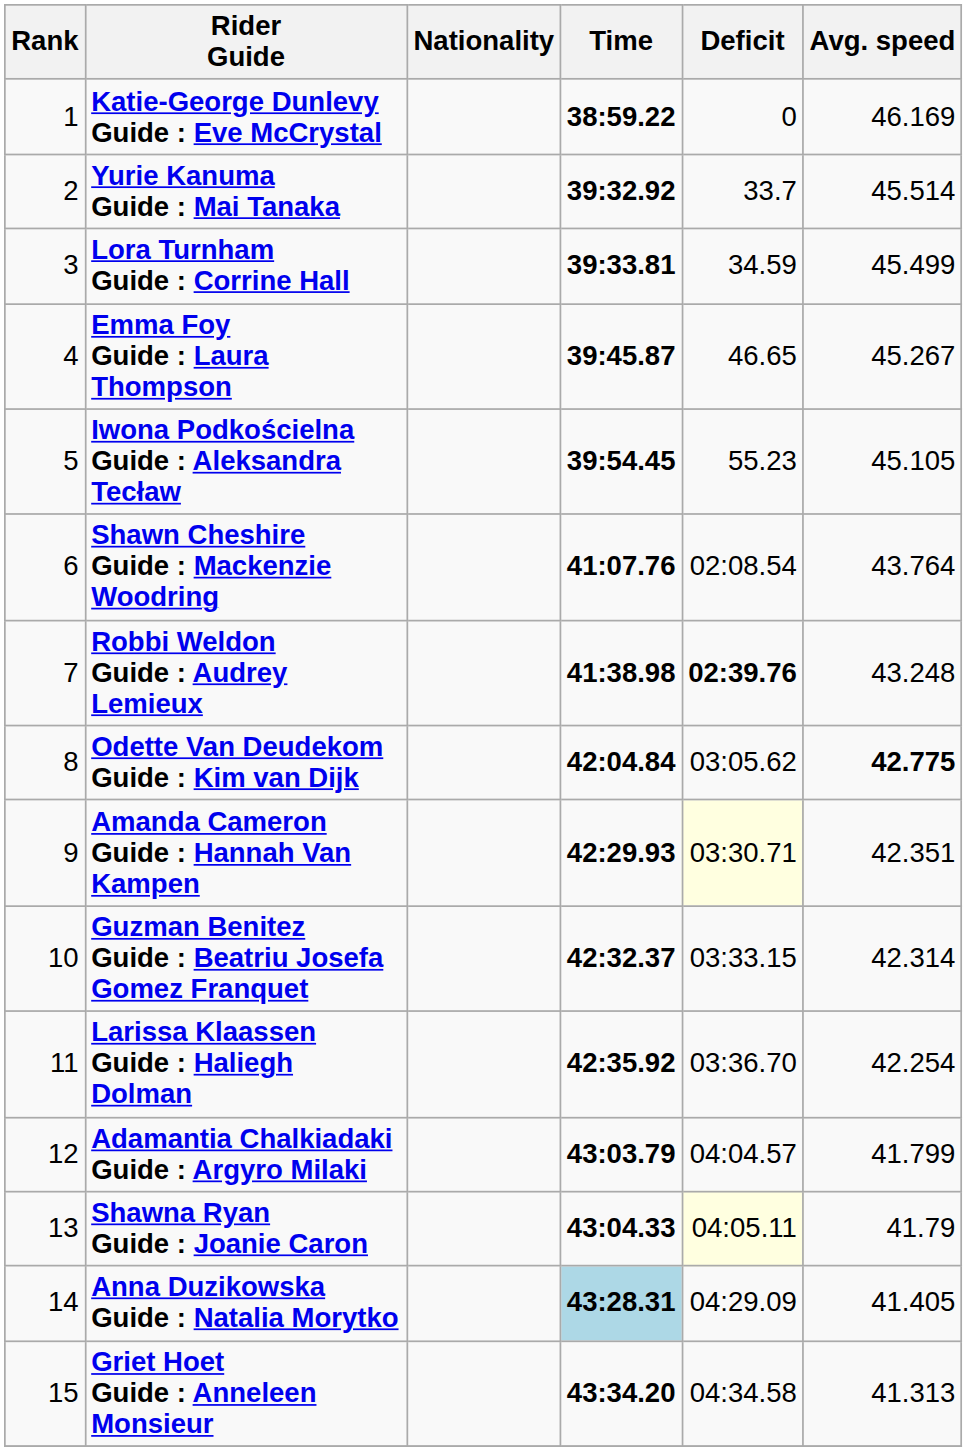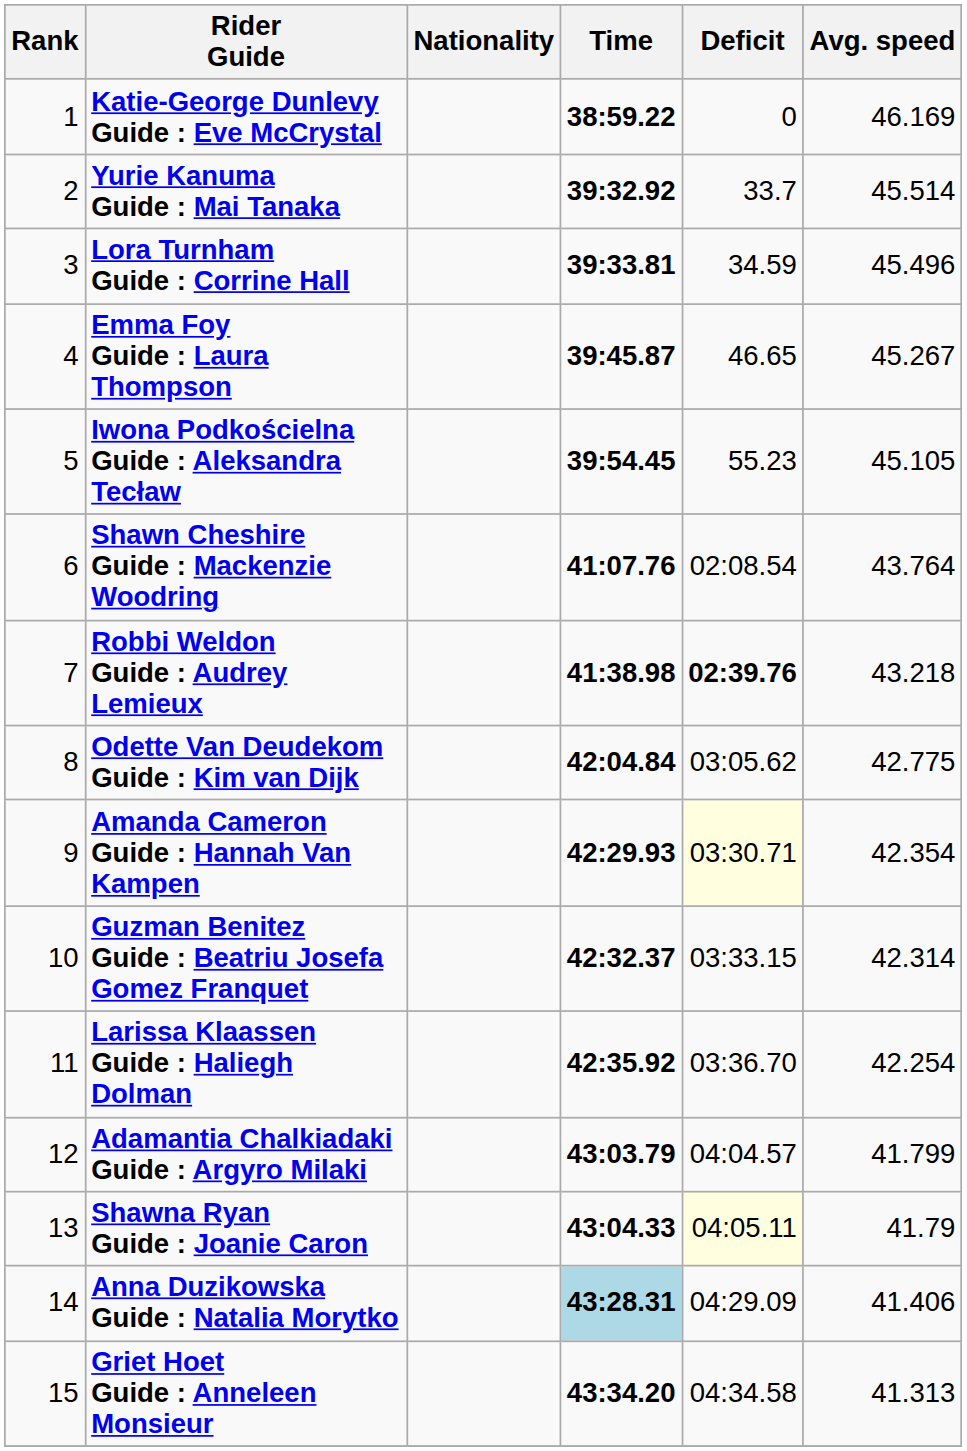(913, 265) 45.499 -> (913, 265) 45.496
(913, 672) 43.248 -> (913, 672) 43.218
(913, 762) bold -> (913, 762) normal
(913, 852) 42.351 -> (913, 852) 42.354
(913, 1302) 41.405 -> (913, 1302) 41.406
